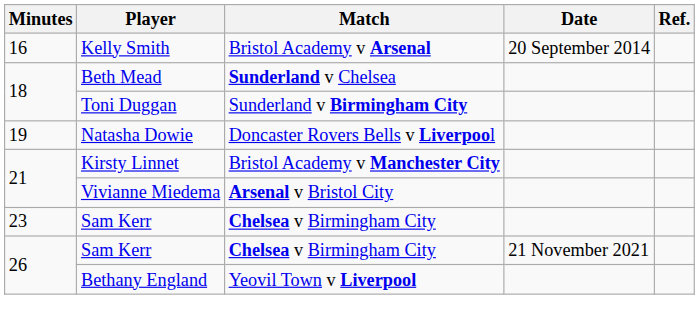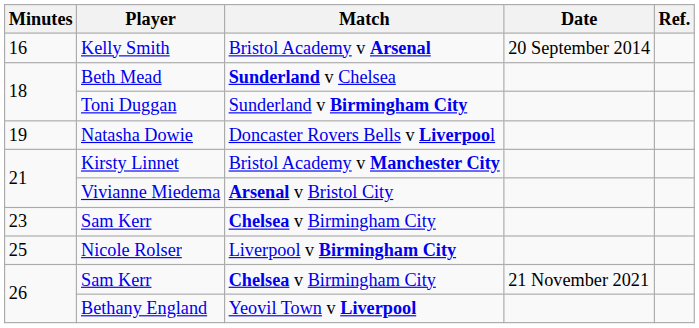+ row: (18, 250)
